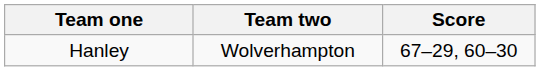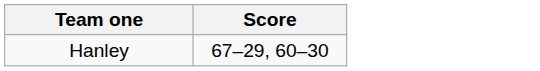- column: (288, 19)
